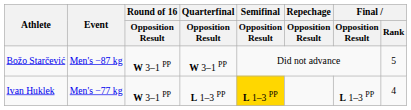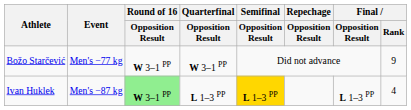(96, 61) Men's −87 kg -> (96, 61) Men's −77 kg
(394, 61) 5 -> (394, 61) 9
(96, 91) Men's −77 kg -> (96, 91) Men's −87 kg
(152, 97) no background -> (152, 97) lightgreen background
